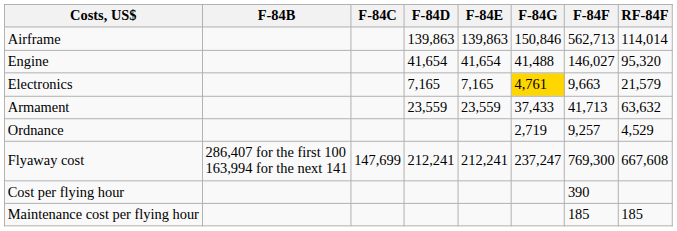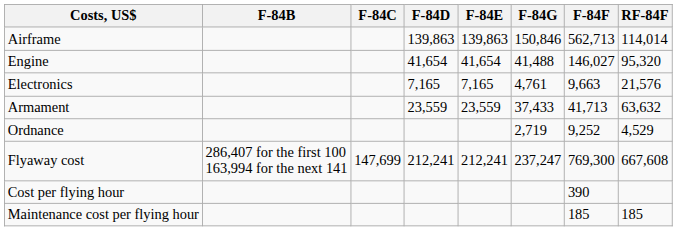(531, 84) gold background -> (531, 84) no background
(641, 84) 21,579 -> (641, 84) 21,576
(584, 130) 9,257 -> (584, 130) 9,252
